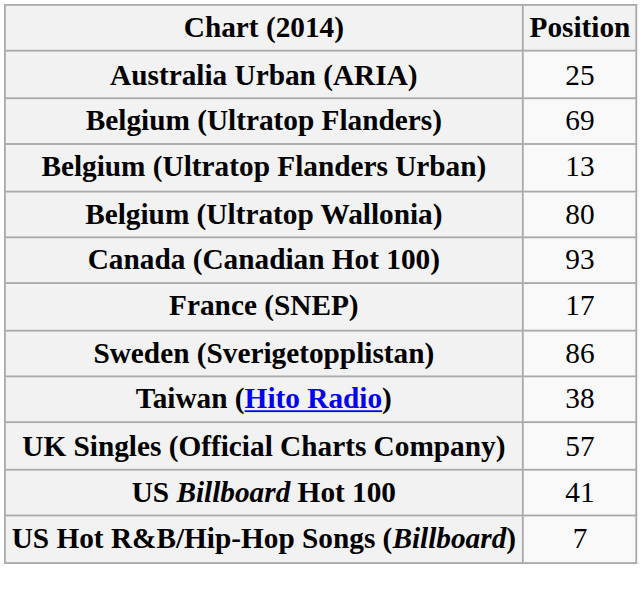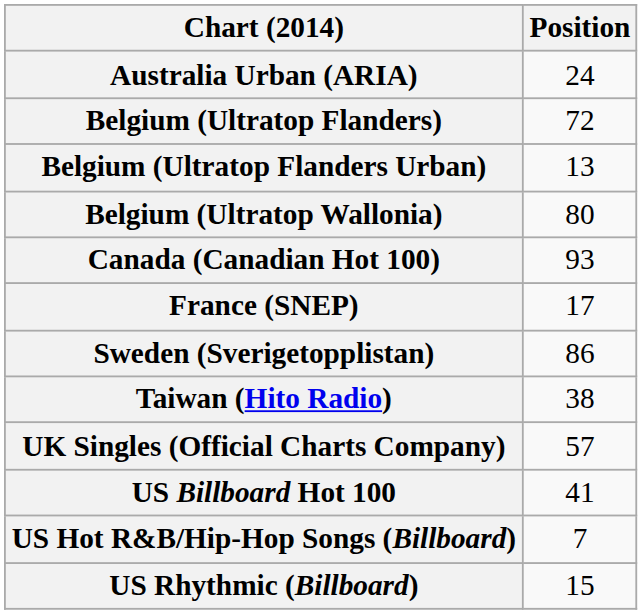(580, 74) 25 -> (580, 74) 24
(580, 120) 69 -> (580, 120) 72
+ row: (264, 584)
